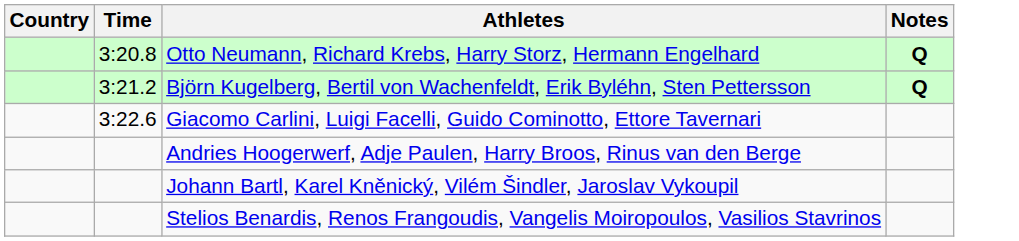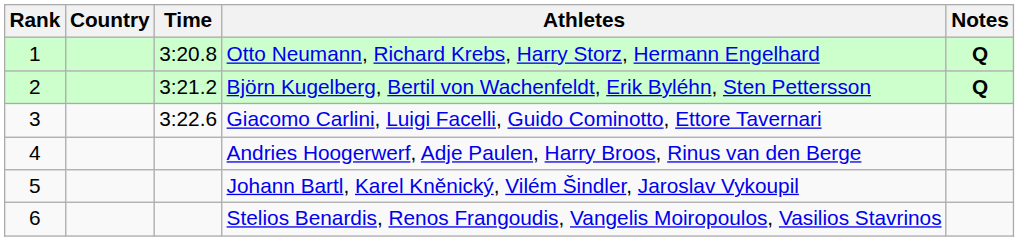+ column: (35, 20)
